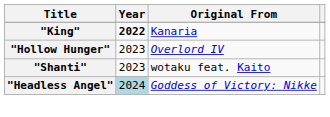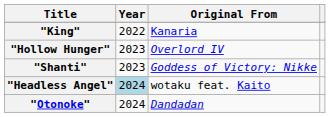(132, 31) bold -> (132, 31) normal
(211, 67) wotaku feat. Kaito -> (234, 67) Goddess of Victory: Nikke
(234, 85) Goddess of Victory: Nikke -> (211, 85) wotaku feat. Kaito
+ row: (60, 103)
